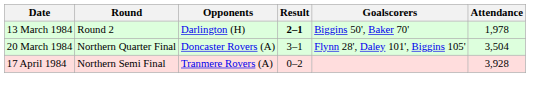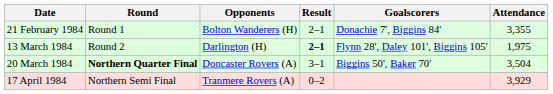+ row: (45, 30)
(362, 30) Biggins 50', Baker 70' -> (412, 47) Flynn 28', Daley 101', Biggins 105'
(497, 30) 1,978 -> (519, 47) 1,975
(127, 47) normal -> (143, 64) bold
(390, 47) Flynn 28', Daley 101', Biggins 105' -> (384, 64) Biggins 50', Baker 70'
(497, 64) 3,928 -> (519, 81) 3,929
